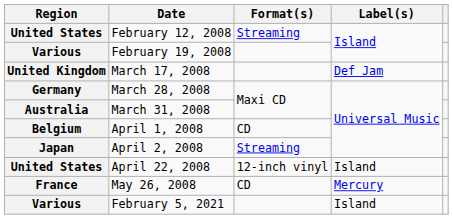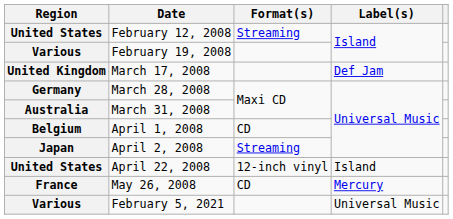(355, 205) Island -> (387, 205) Universal Music
